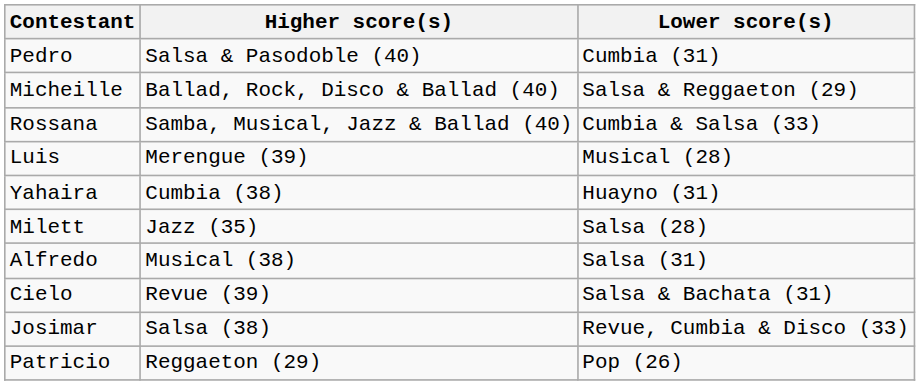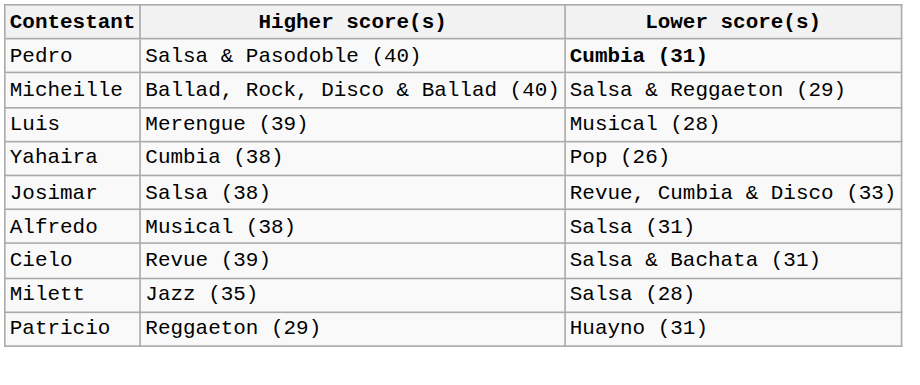(651, 56) normal -> (639, 56) bold
- row: (54, 124)
(651, 192) Huayno (31) -> (620, 158) Pop (26)
rows swapped: (54, 329) <-> (47, 227)
(633, 363) Pop (26) -> (639, 329) Huayno (31)
